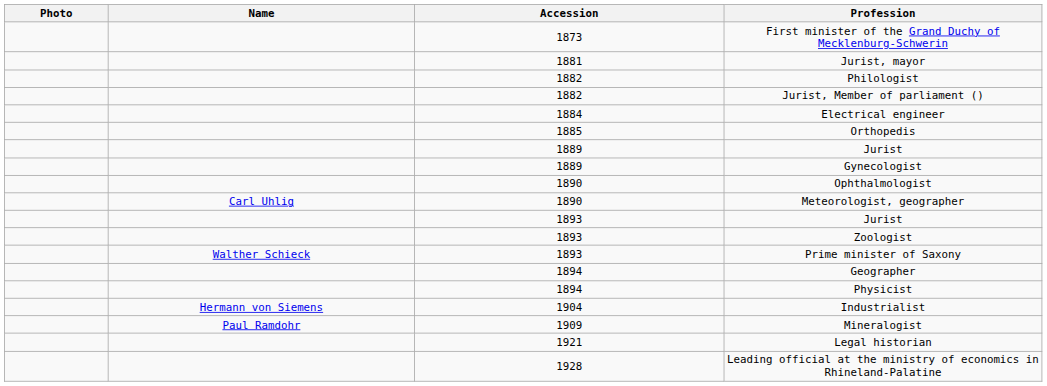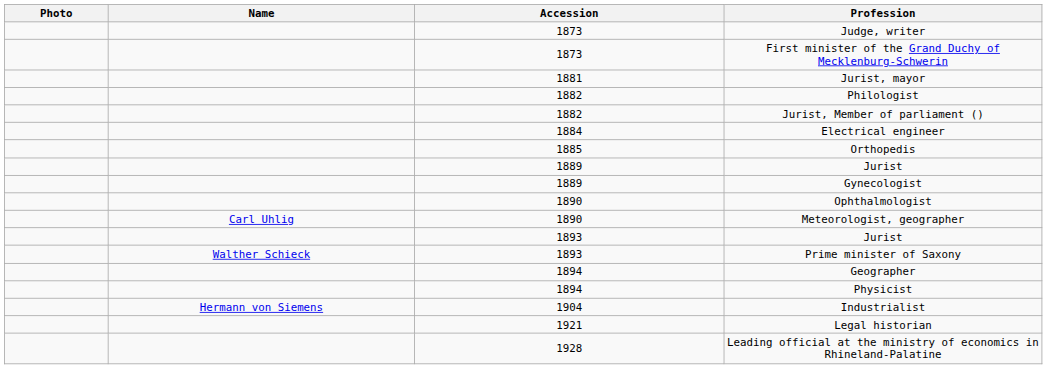+ row: (569, 31)
- row: (569, 237)
- row: (569, 325)
